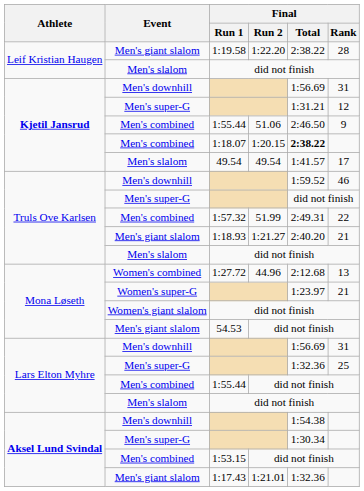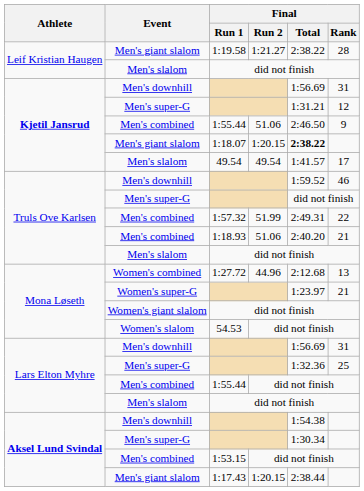(268, 51) 1:22.20 -> (268, 51) 1:21.27
(157, 143) Men's combined -> (157, 143) Men's giant slalom
(157, 236) Men's giant slalom -> (157, 236) Men's combined
(268, 236) 1:21.27 -> (268, 236) 51.06
(157, 329) Men's giant slalom -> (157, 329) Women's slalom
(268, 477) 1:21.01 -> (268, 477) 1:20.15
(308, 477) 1:32.36 -> (308, 477) 2:38.44
